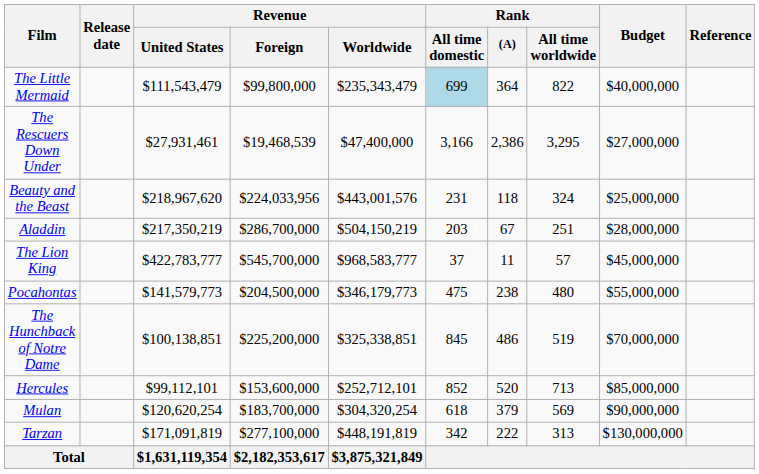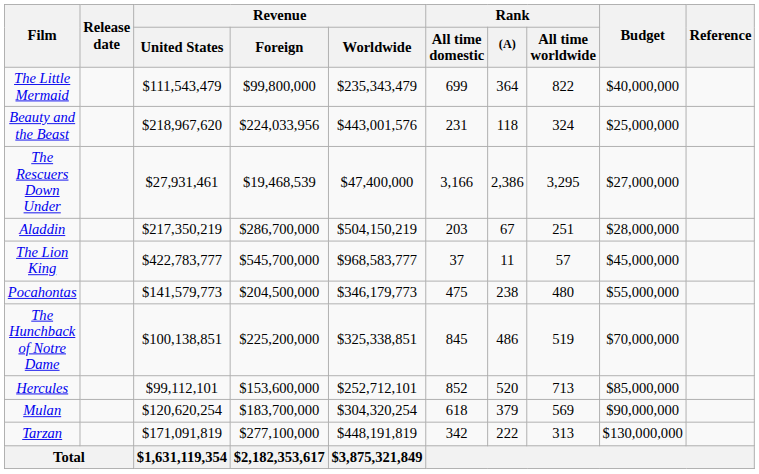(457, 86) lightblue background -> (457, 86) no background
rows swapped: (42, 142) <-> (42, 198)
